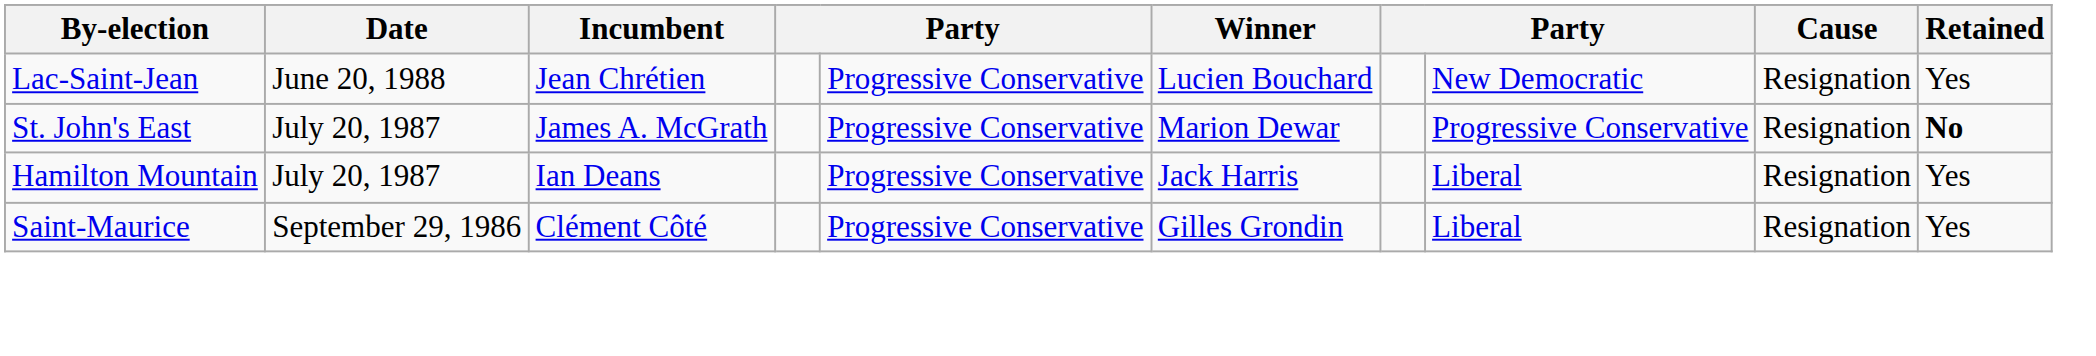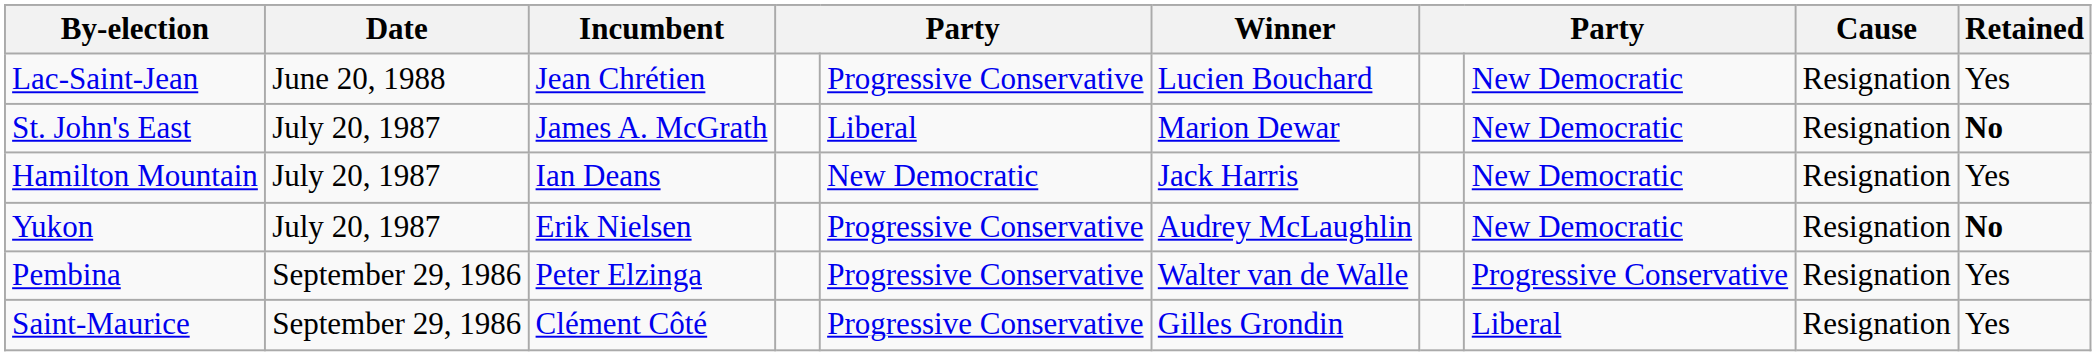(985, 127) Progressive Conservative -> (872, 127) Liberal
(1590, 127) Progressive Conservative -> (1577, 127) New Democratic
(985, 176) Progressive Conservative -> (933, 176) New Democratic
(1477, 176) Liberal -> (1577, 176) New Democratic
+ row: (53, 226)
+ row: (66, 275)
